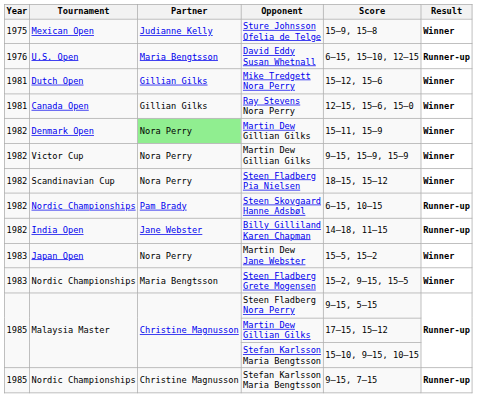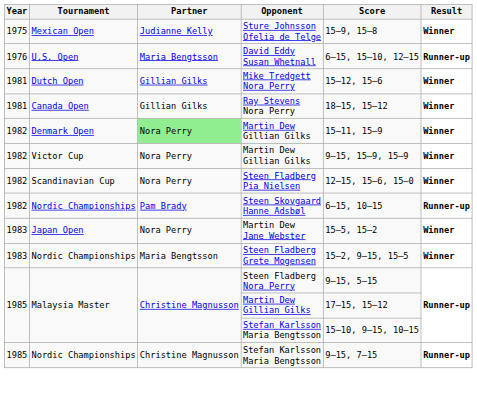(370, 106) 12–15, 15–6, 15–0 -> (356, 106) 18–15, 15–12
(356, 180) 18–15, 15–12 -> (370, 180) 12–15, 15–6, 15–0
- row: (58, 230)
